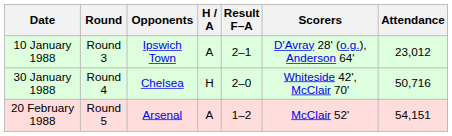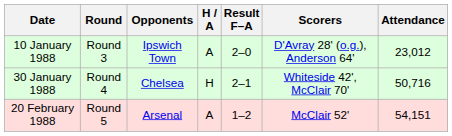(242, 51) 2–1 -> (242, 51) 2–0
(242, 83) 2–0 -> (242, 83) 2–1
